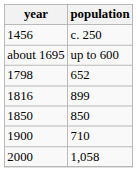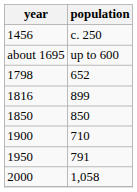+ row: (20, 156)
